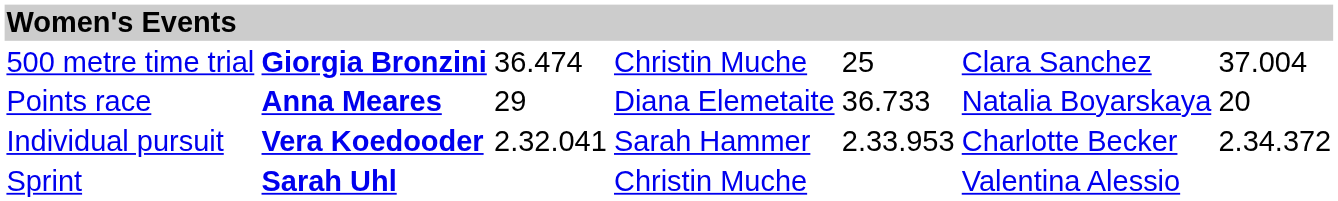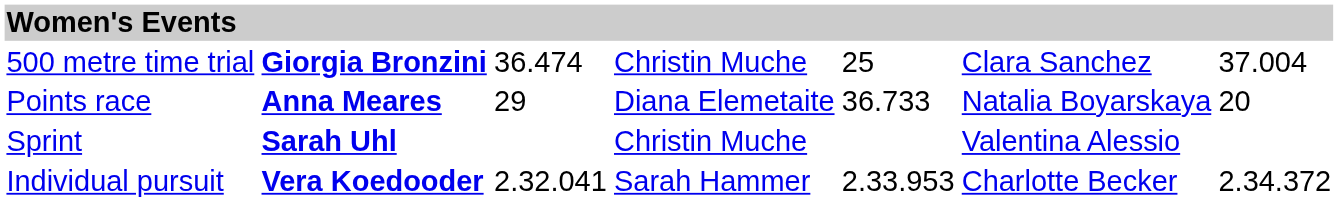rows swapped: (115, 141) <-> (44, 181)
